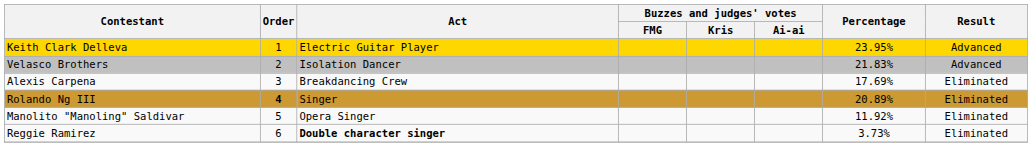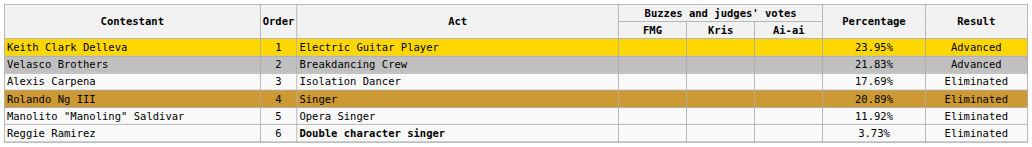(350, 64) Isolation Dancer -> (353, 64) Breakdancing Crew
(353, 82) Breakdancing Crew -> (350, 82) Isolation Dancer
(279, 99) bold -> (279, 99) normal
